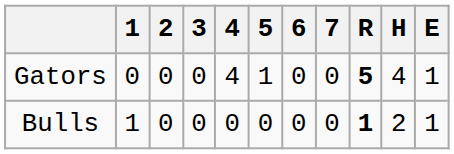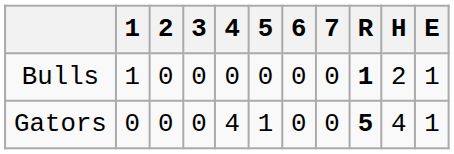rows swapped: (60, 77) <-> (60, 125)
